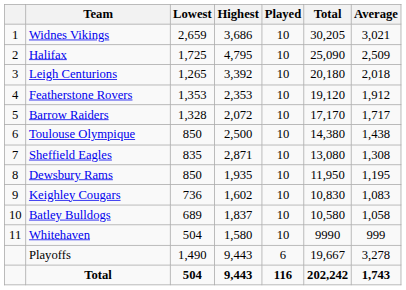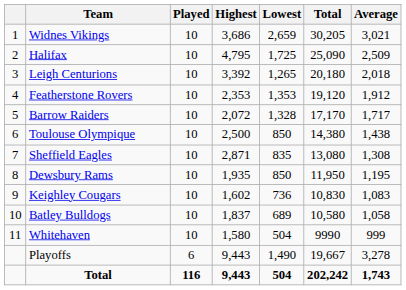columns swapped: (283, 14) <-> (192, 14)
